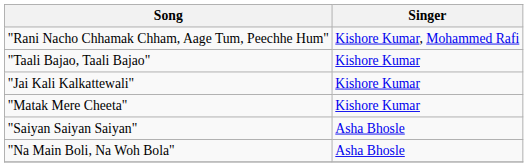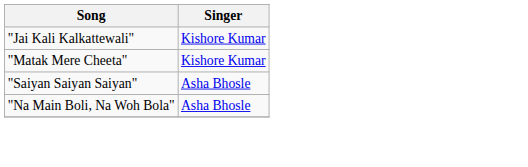- row: (168, 38)
- row: (79, 61)
